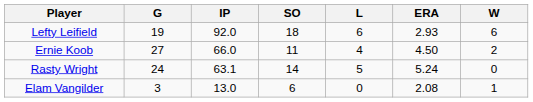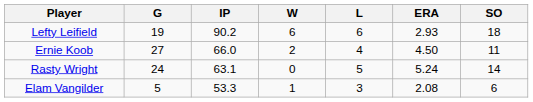columns swapped: (494, 13) <-> (292, 13)
(225, 32) 92.0 -> (225, 32) 90.2
(158, 87) 3 -> (158, 87) 5
(225, 87) 13.0 -> (225, 87) 53.3
(359, 87) 0 -> (359, 87) 3
